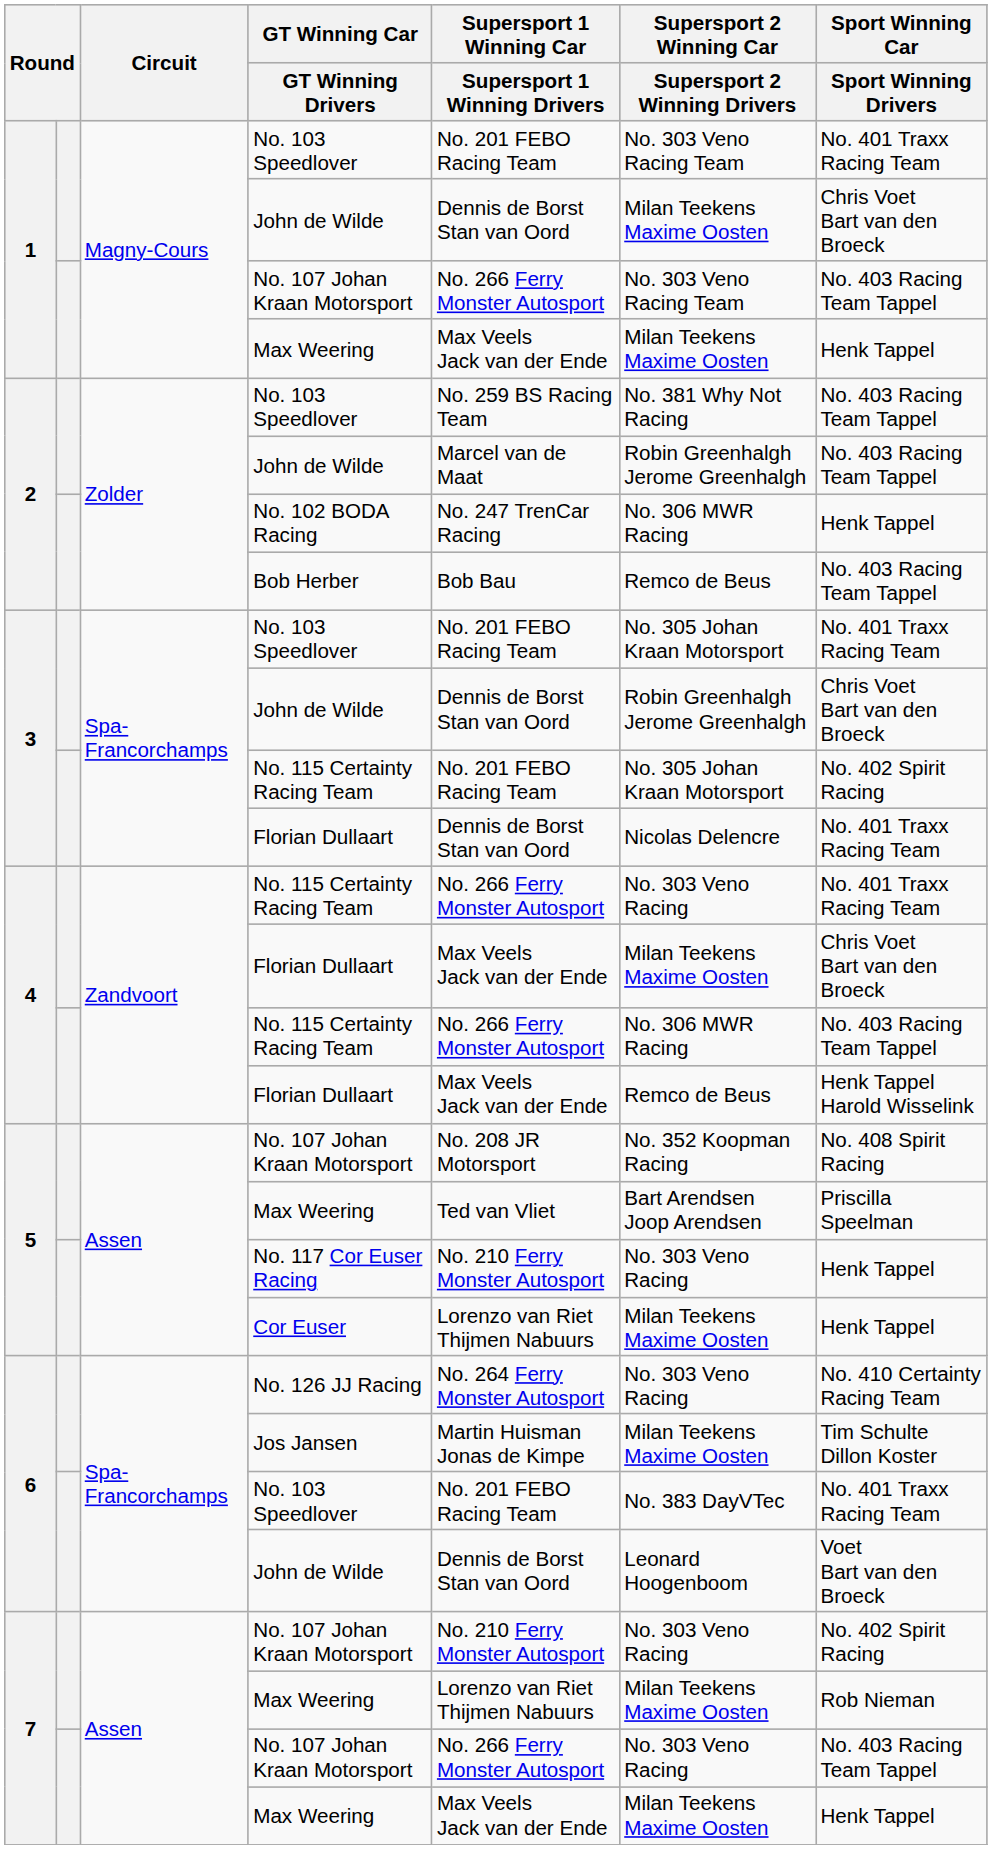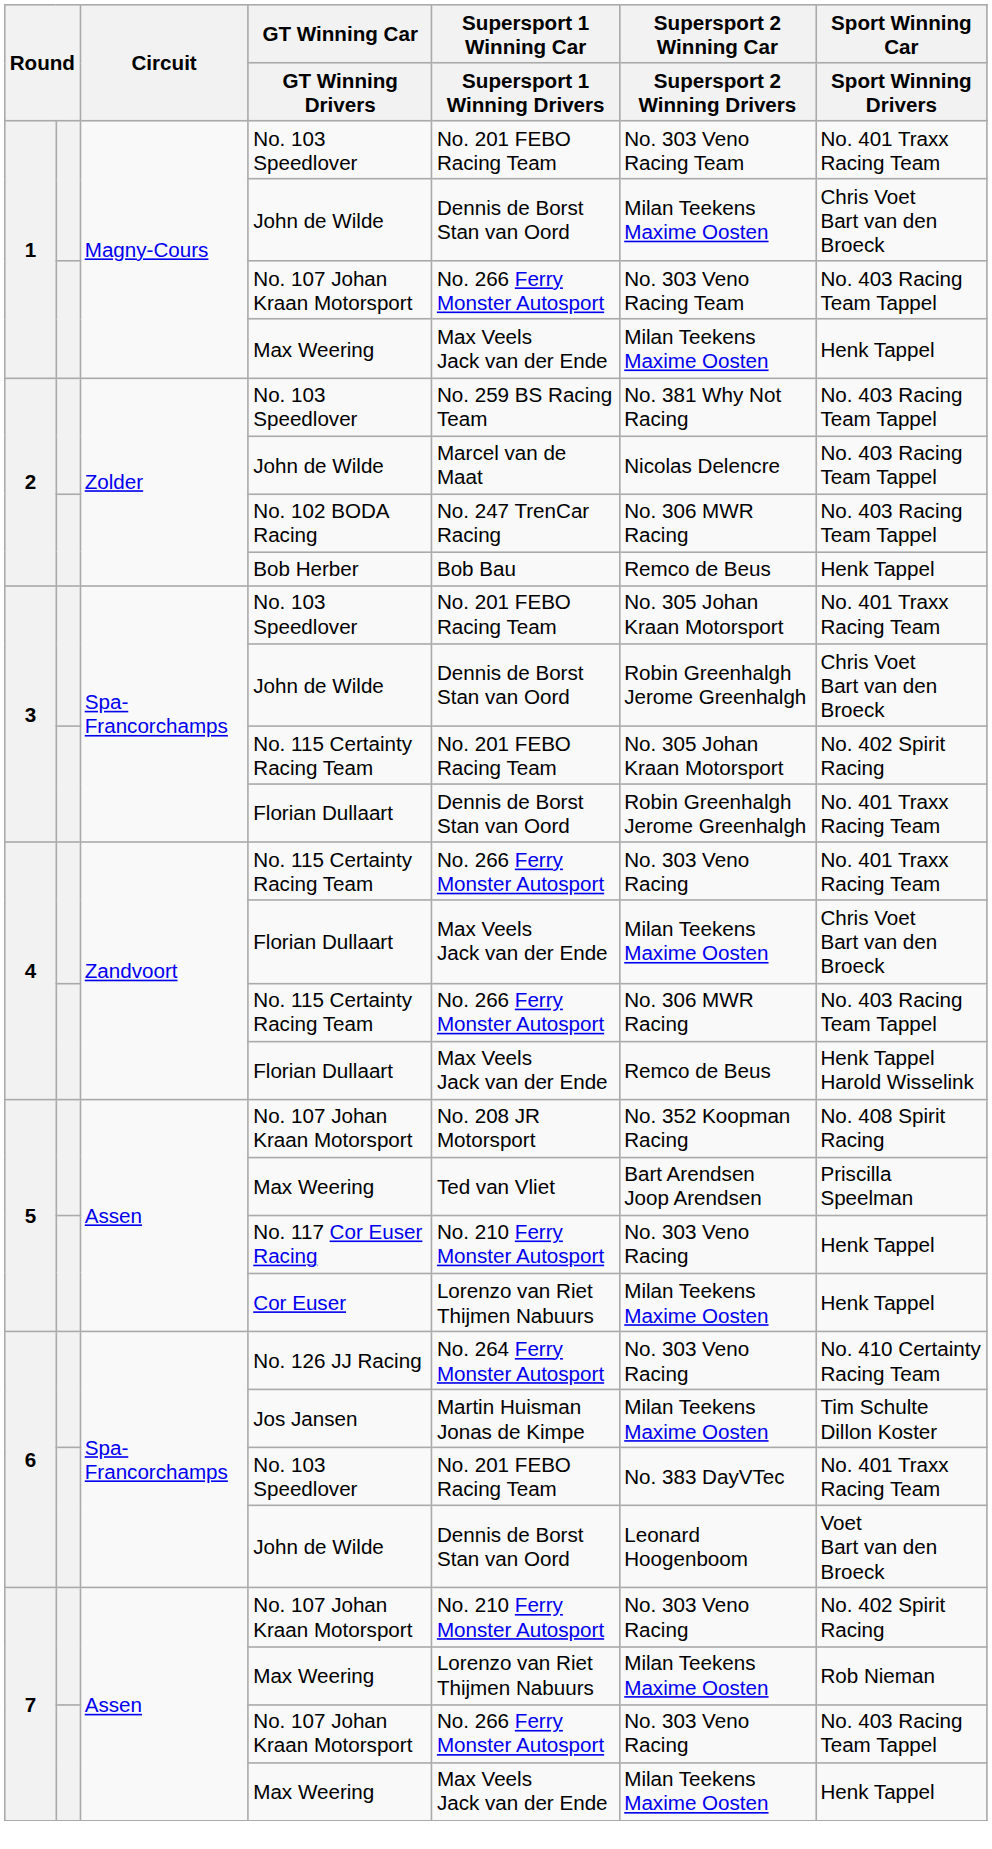(715, 465) Robin Greenhalgh Jerome Greenhalgh -> (702, 465) Nicolas Delencre
(877, 523) Henk Tappel -> (891, 523) No. 403 Racing Team Tappel
(891, 581) No. 403 Racing Team Tappel -> (877, 569) Henk Tappel
(702, 837) Nicolas Delencre -> (715, 813) Robin Greenhalgh Jerome Greenhalgh
